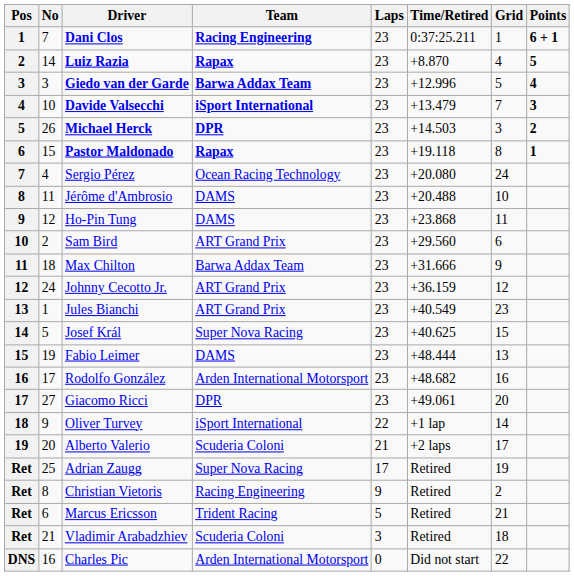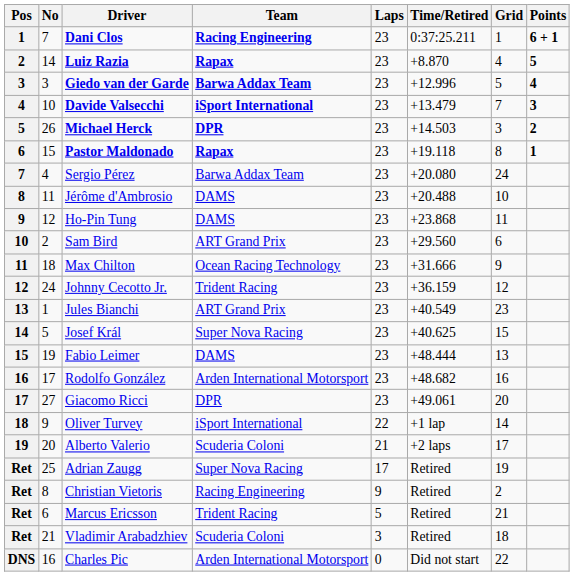(268, 174) Ocean Racing Technology -> (250, 174) Barwa Addax Team
(250, 264) Barwa Addax Team -> (268, 264) Ocean Racing Technology
(240, 287) ART Grand Prix -> (236, 287) Trident Racing
